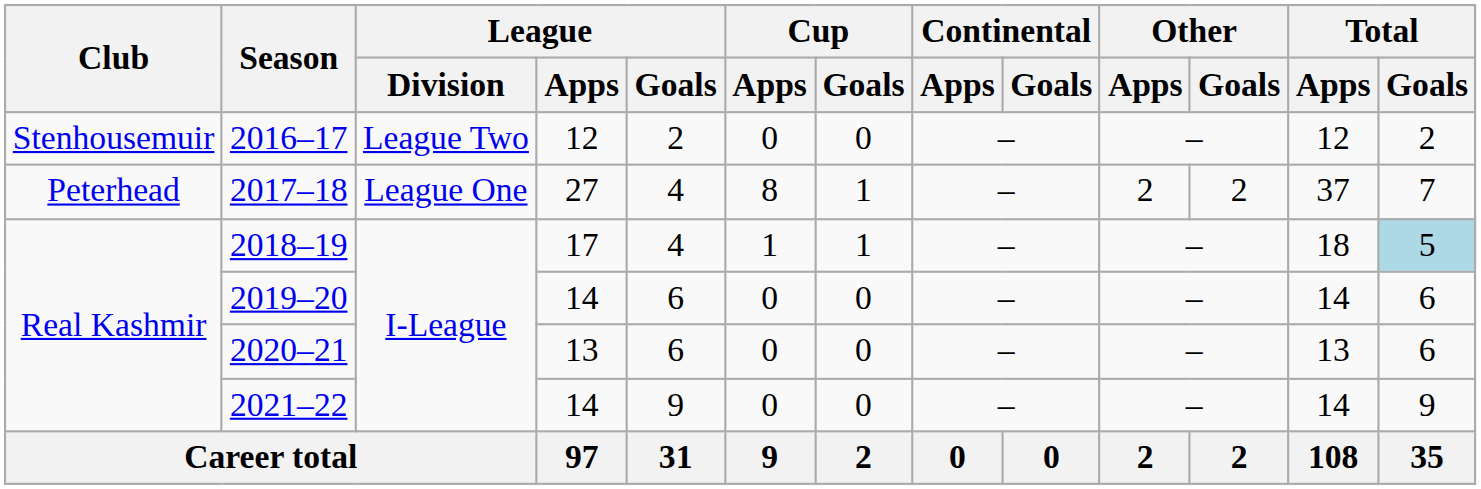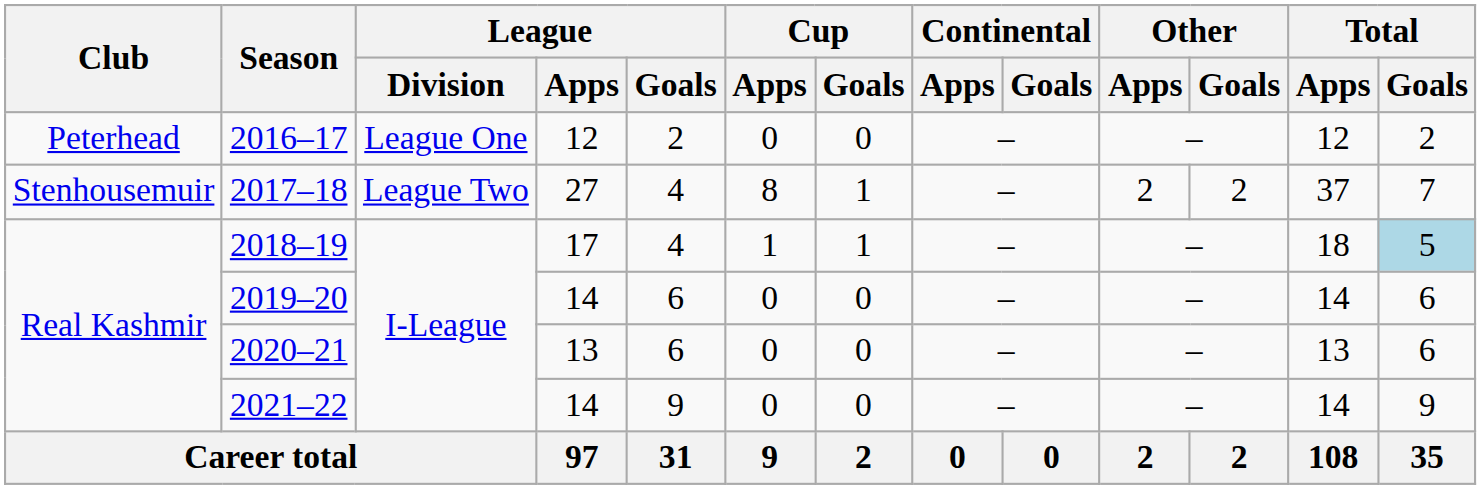(114, 137) Stenhousemuir -> (114, 137) Peterhead
(446, 137) League Two -> (446, 137) League One
(114, 191) Peterhead -> (114, 191) Stenhousemuir
(446, 191) League One -> (446, 191) League Two
